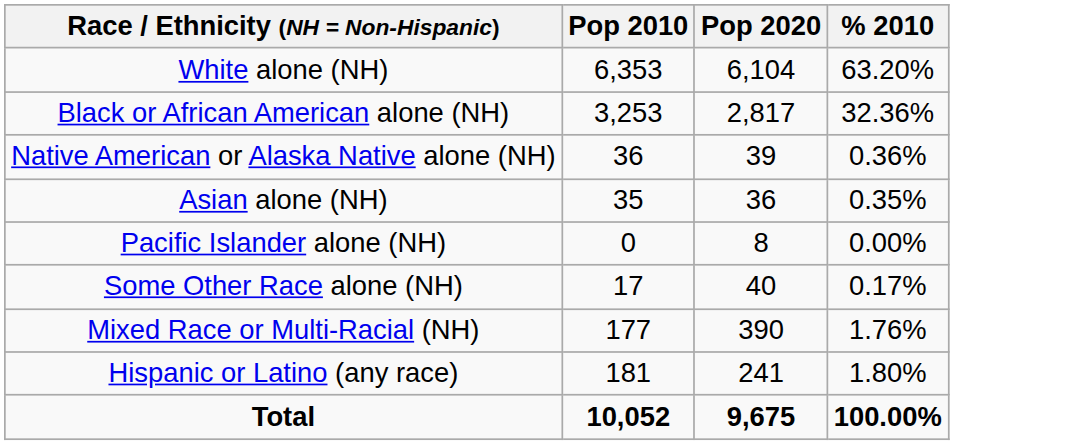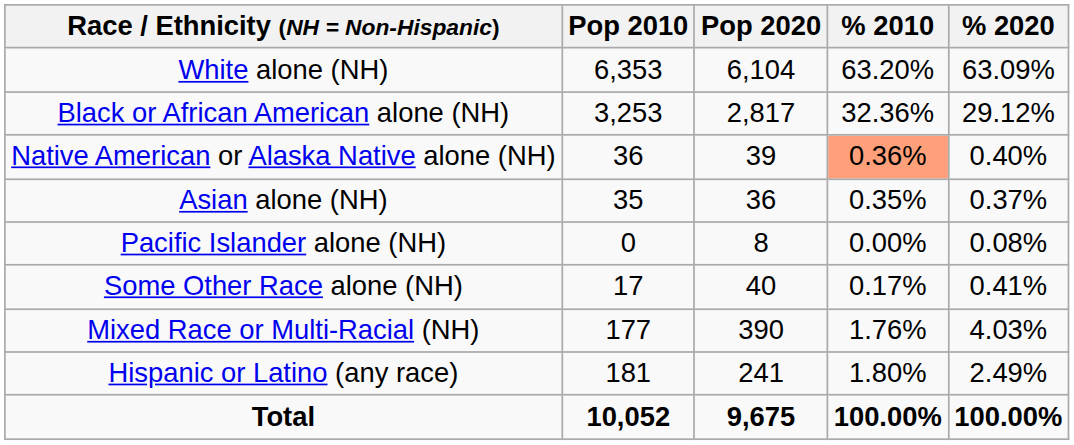+ column: (1008, 26)
(888, 156) no background -> (888, 156) lightsalmon background
